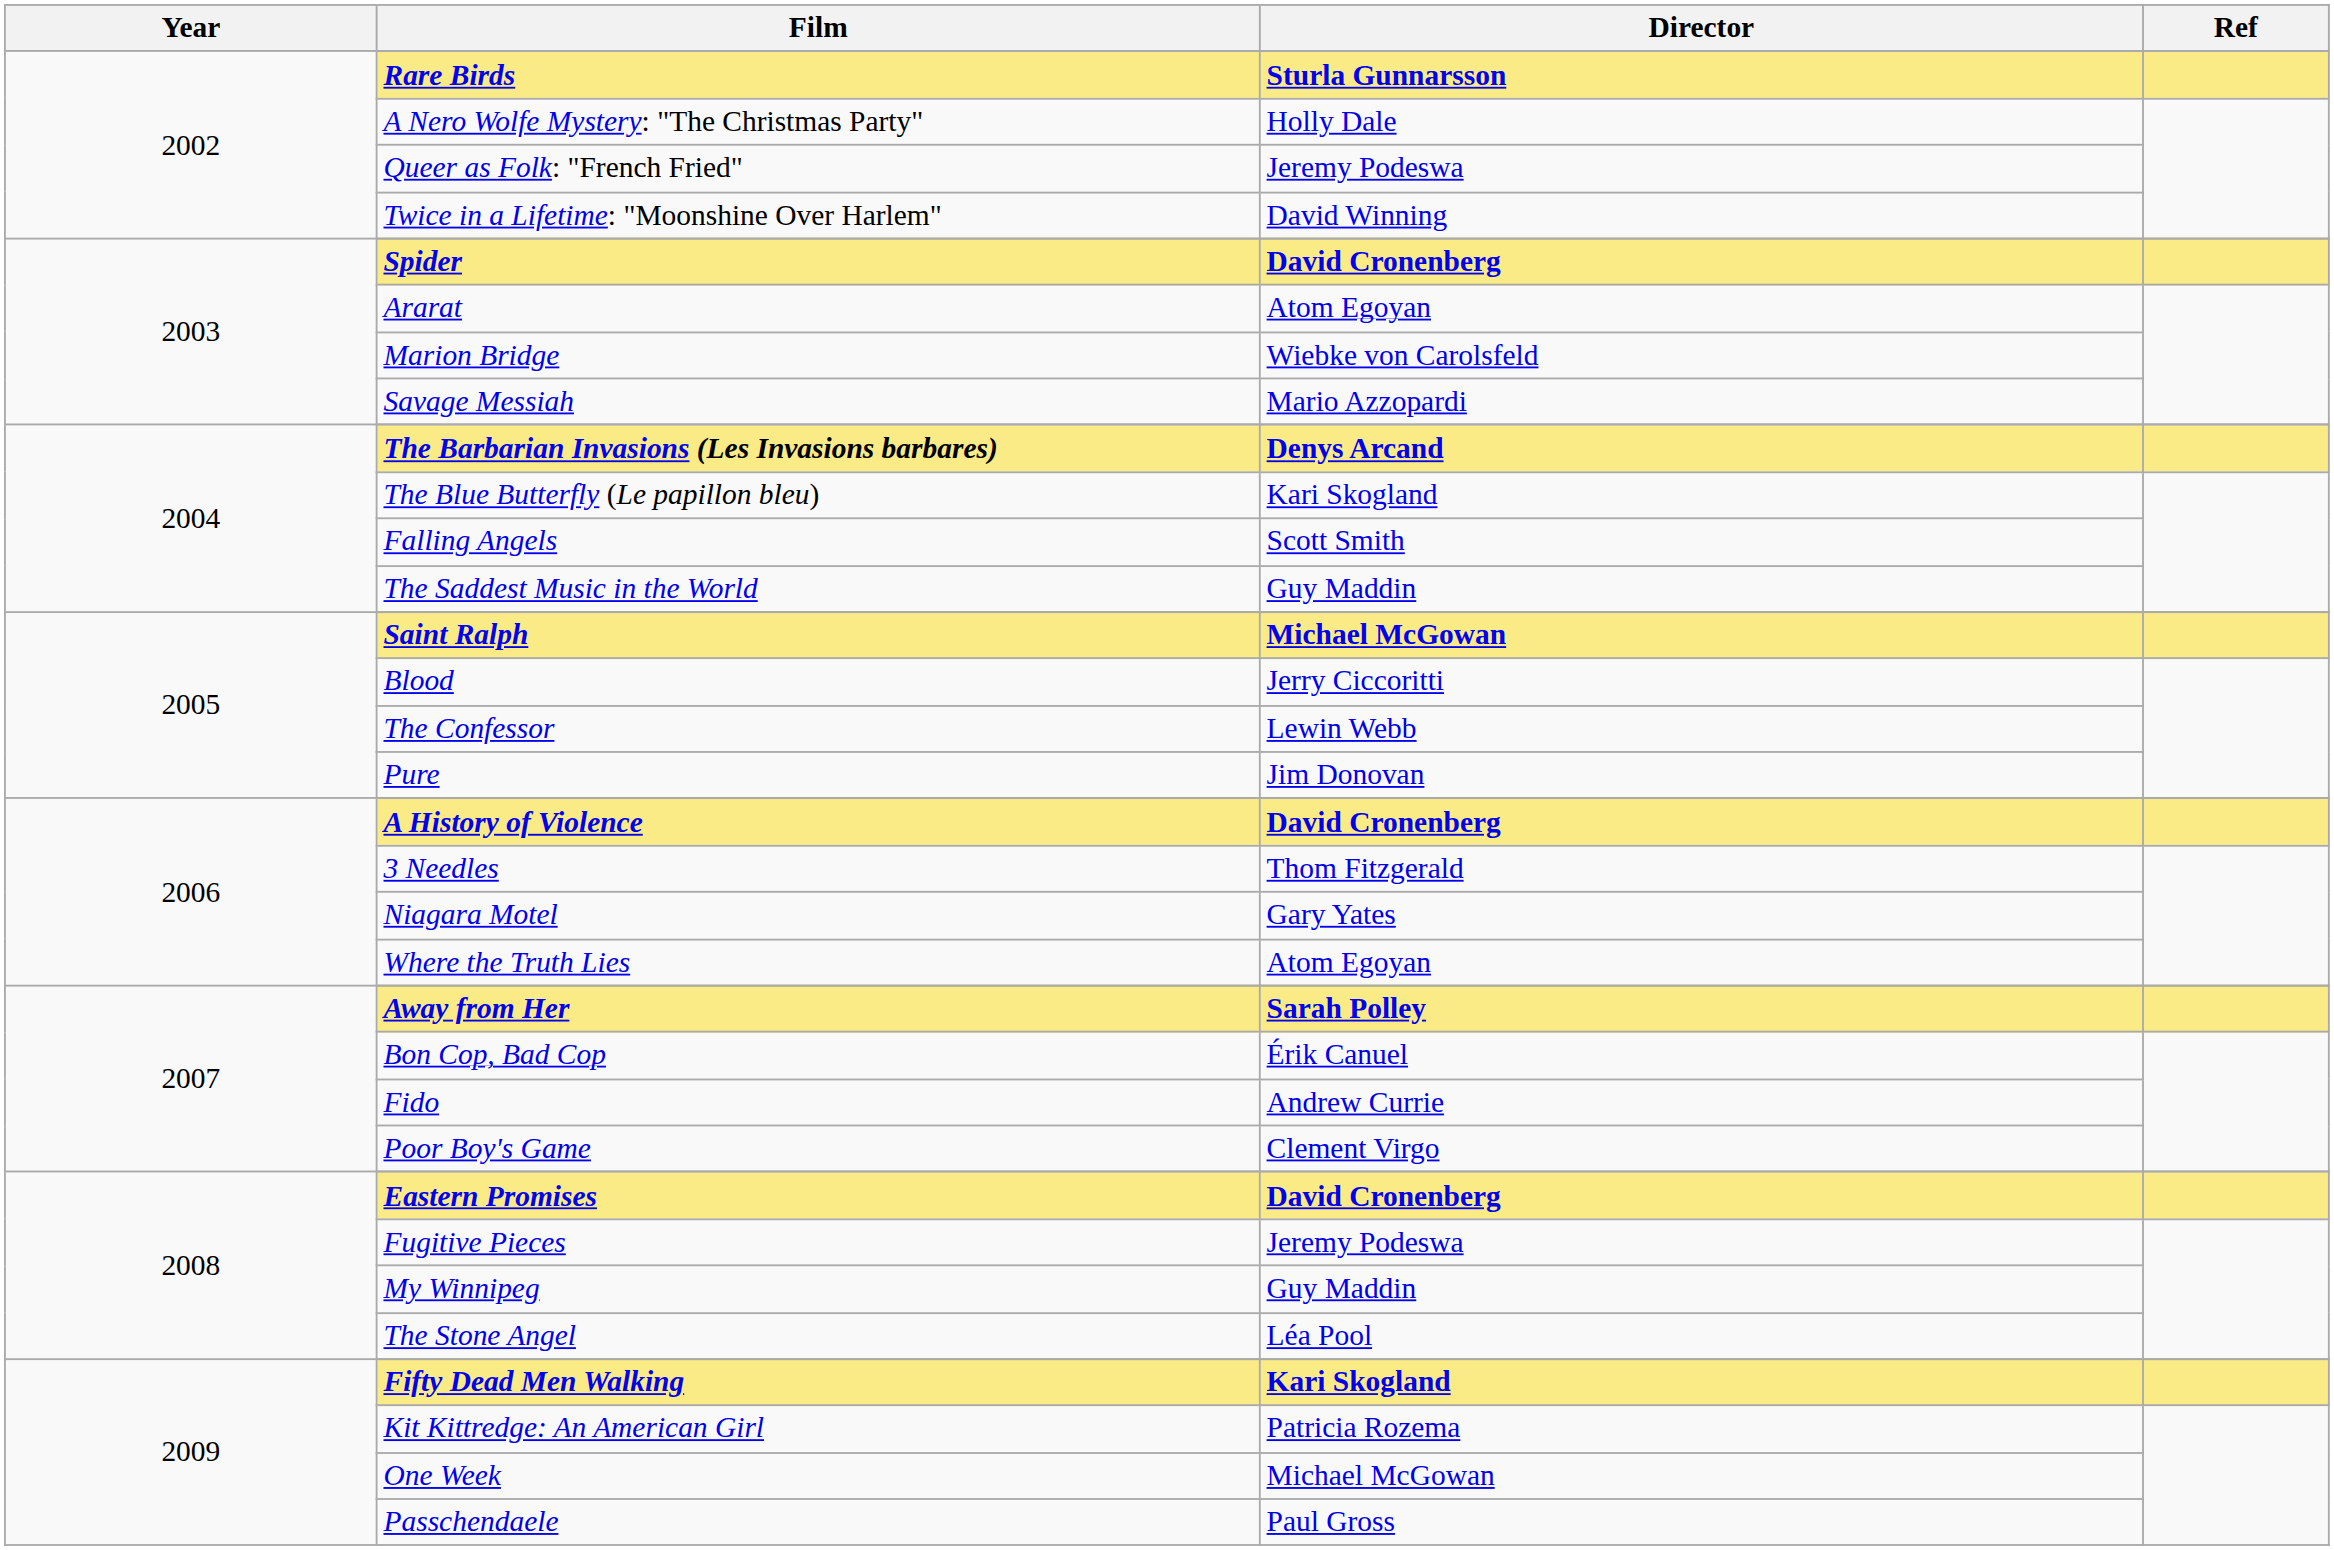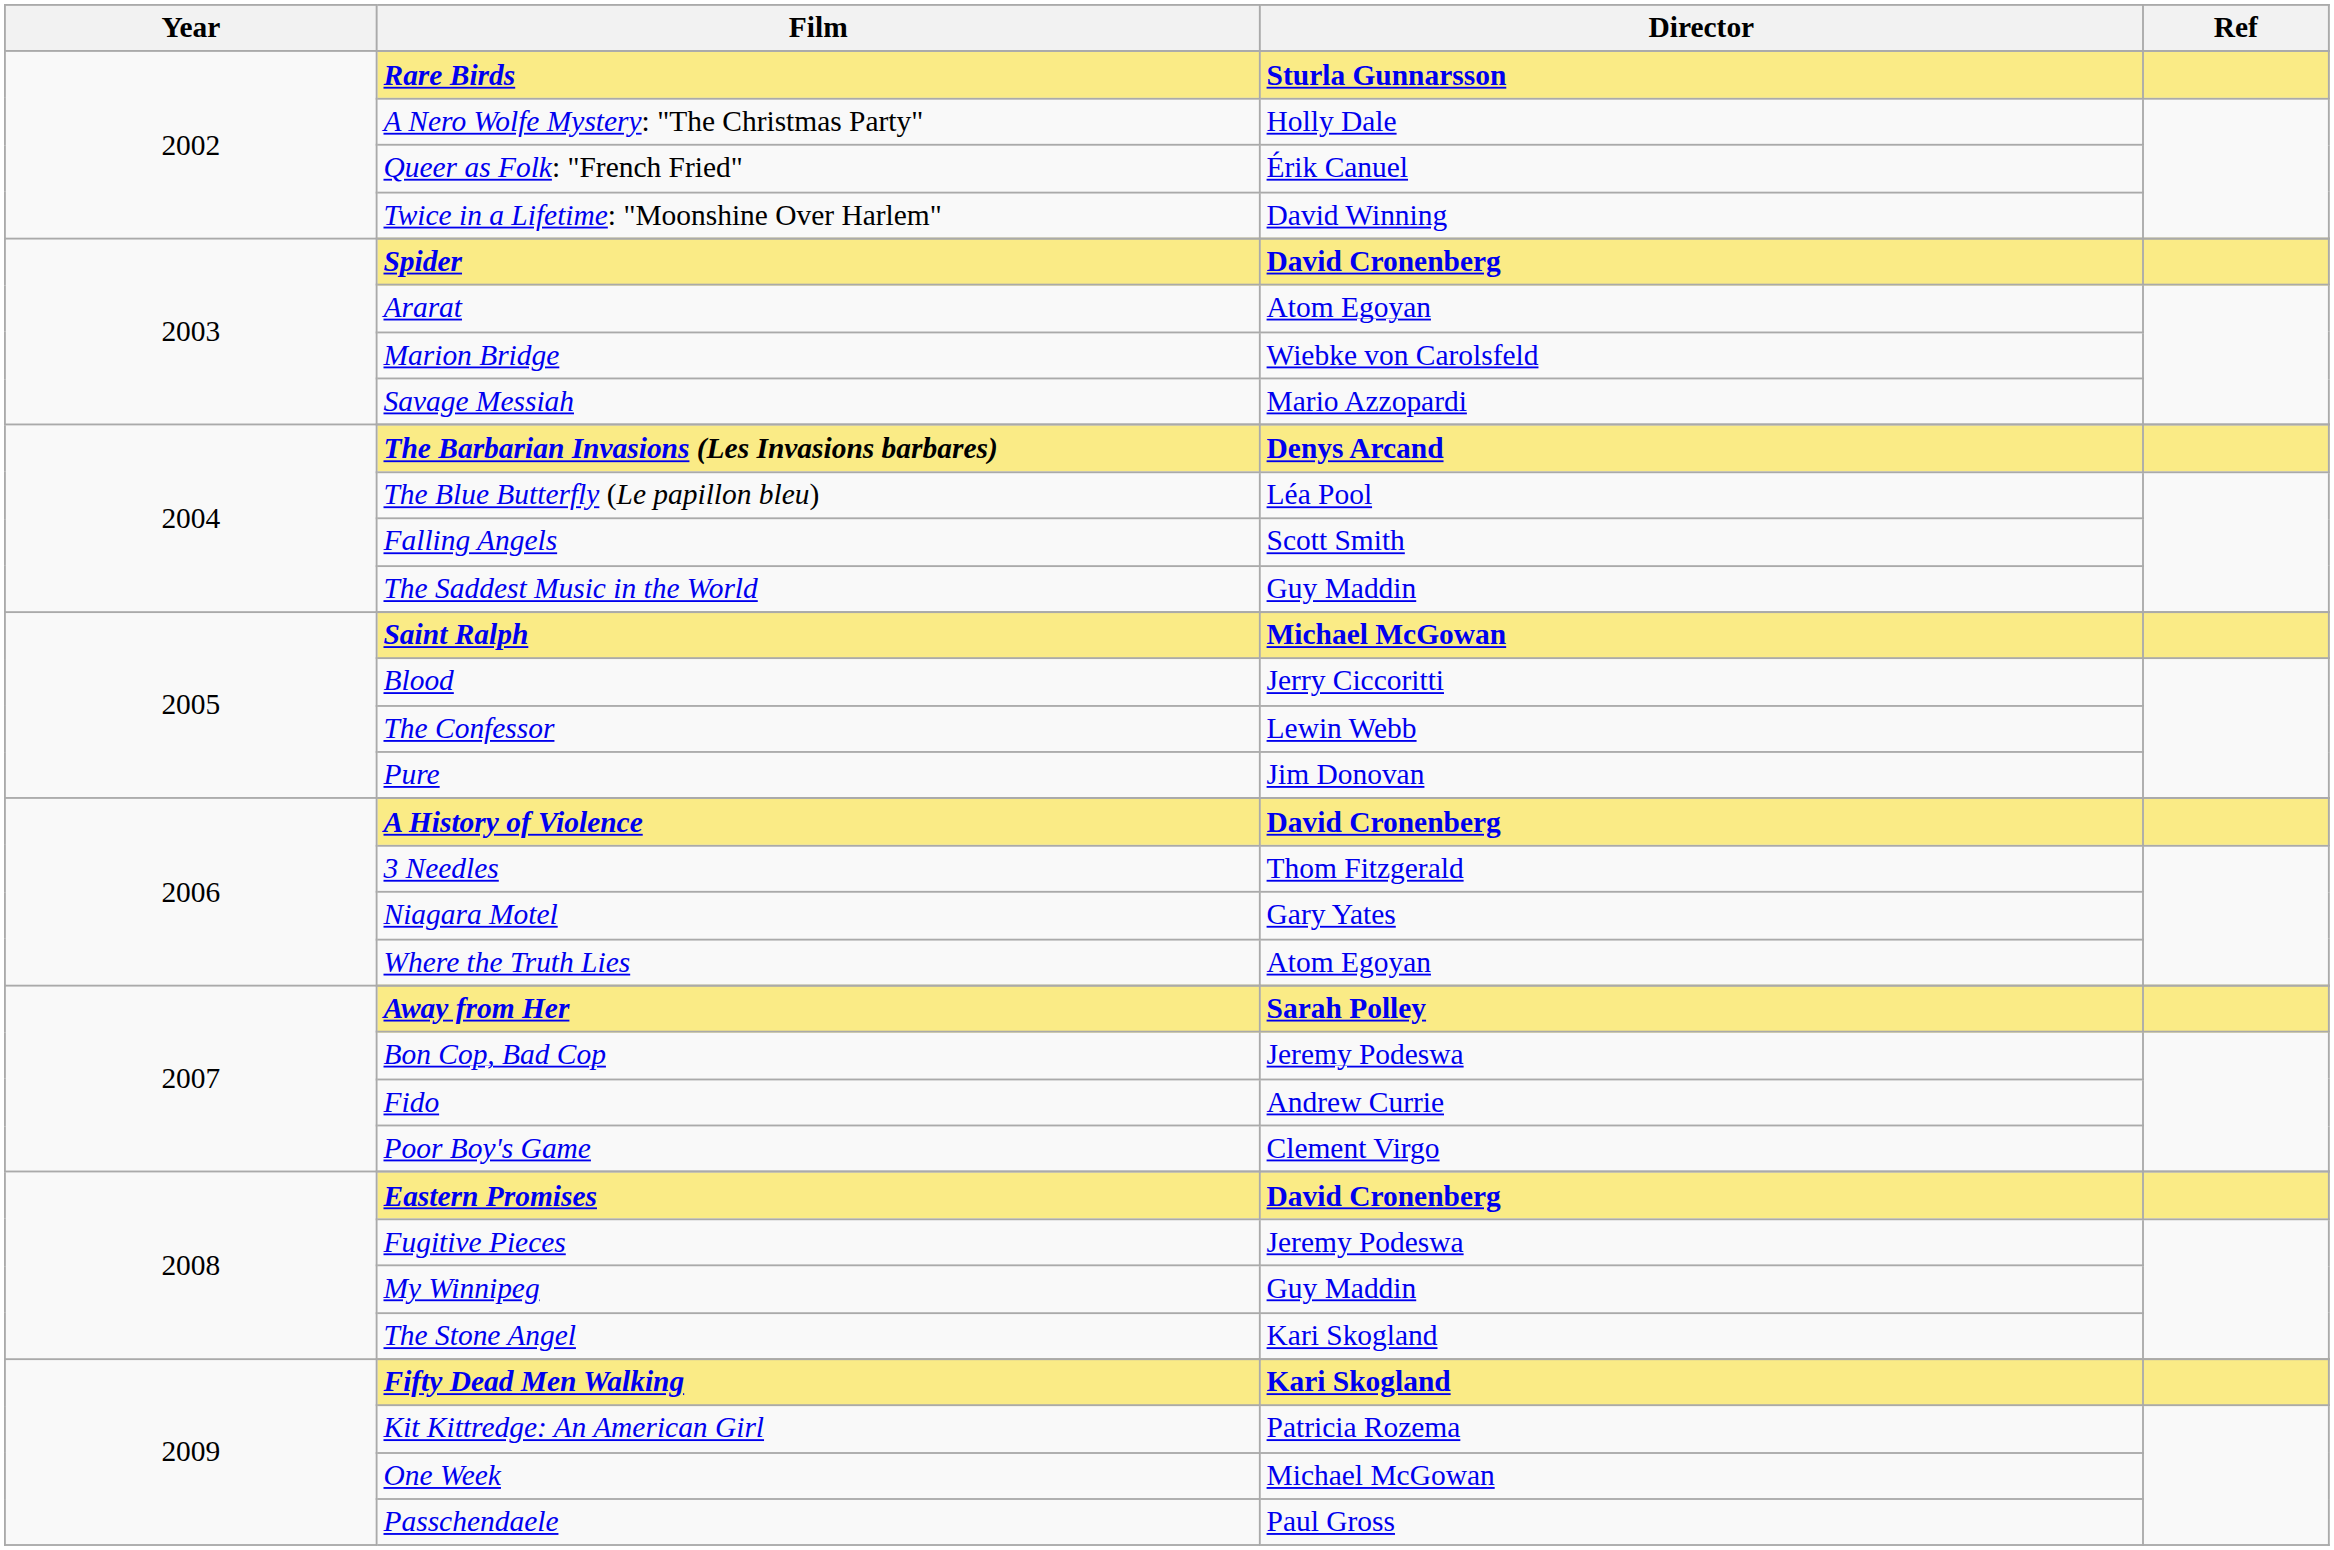(1365, 167) Jeremy Podeswa -> (1337, 167) Érik Canuel
(1352, 494) Kari Skogland -> (1319, 494) Léa Pool
(1337, 1055) Érik Canuel -> (1365, 1055) Jeremy Podeswa
(1319, 1335) Léa Pool -> (1352, 1335) Kari Skogland
